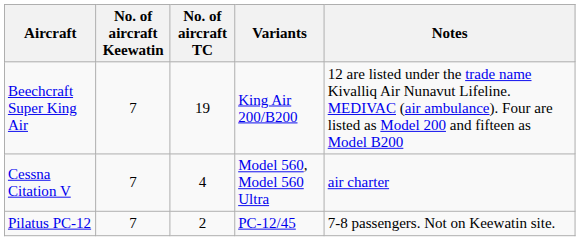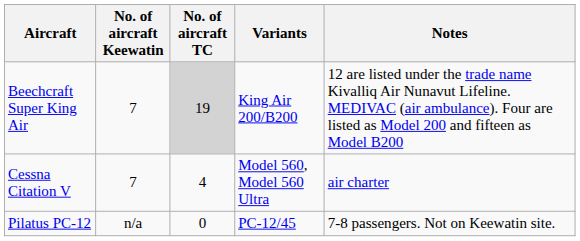(202, 107) no background -> (202, 107) lightgrey background
(133, 223) 7 -> (133, 223) n/a
(202, 223) 2 -> (202, 223) 0
